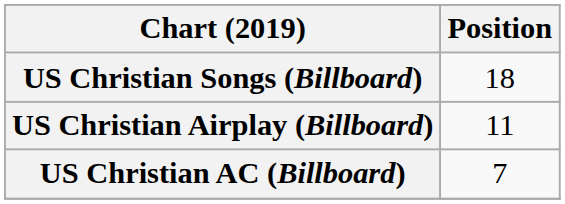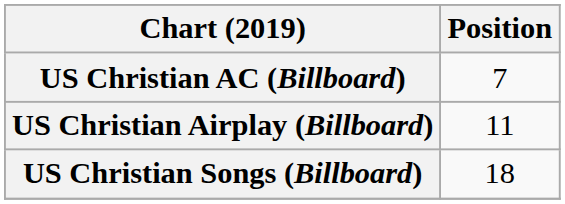rows swapped: (223, 76) <-> (223, 173)
